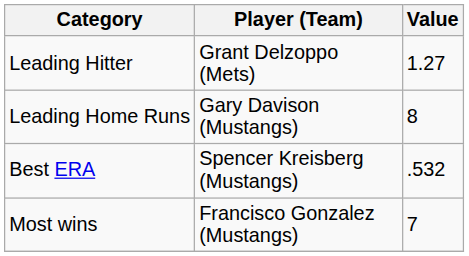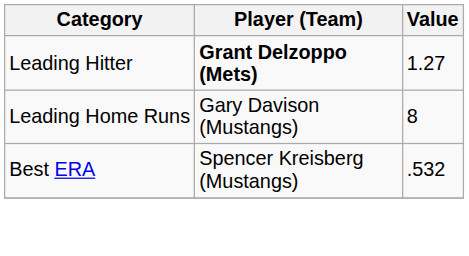(269, 62) normal -> (273, 62) bold
- row: (53, 224)
